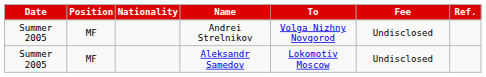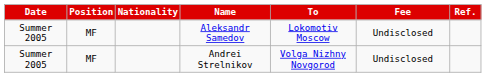rows swapped: (225, 59) <-> (225, 33)
